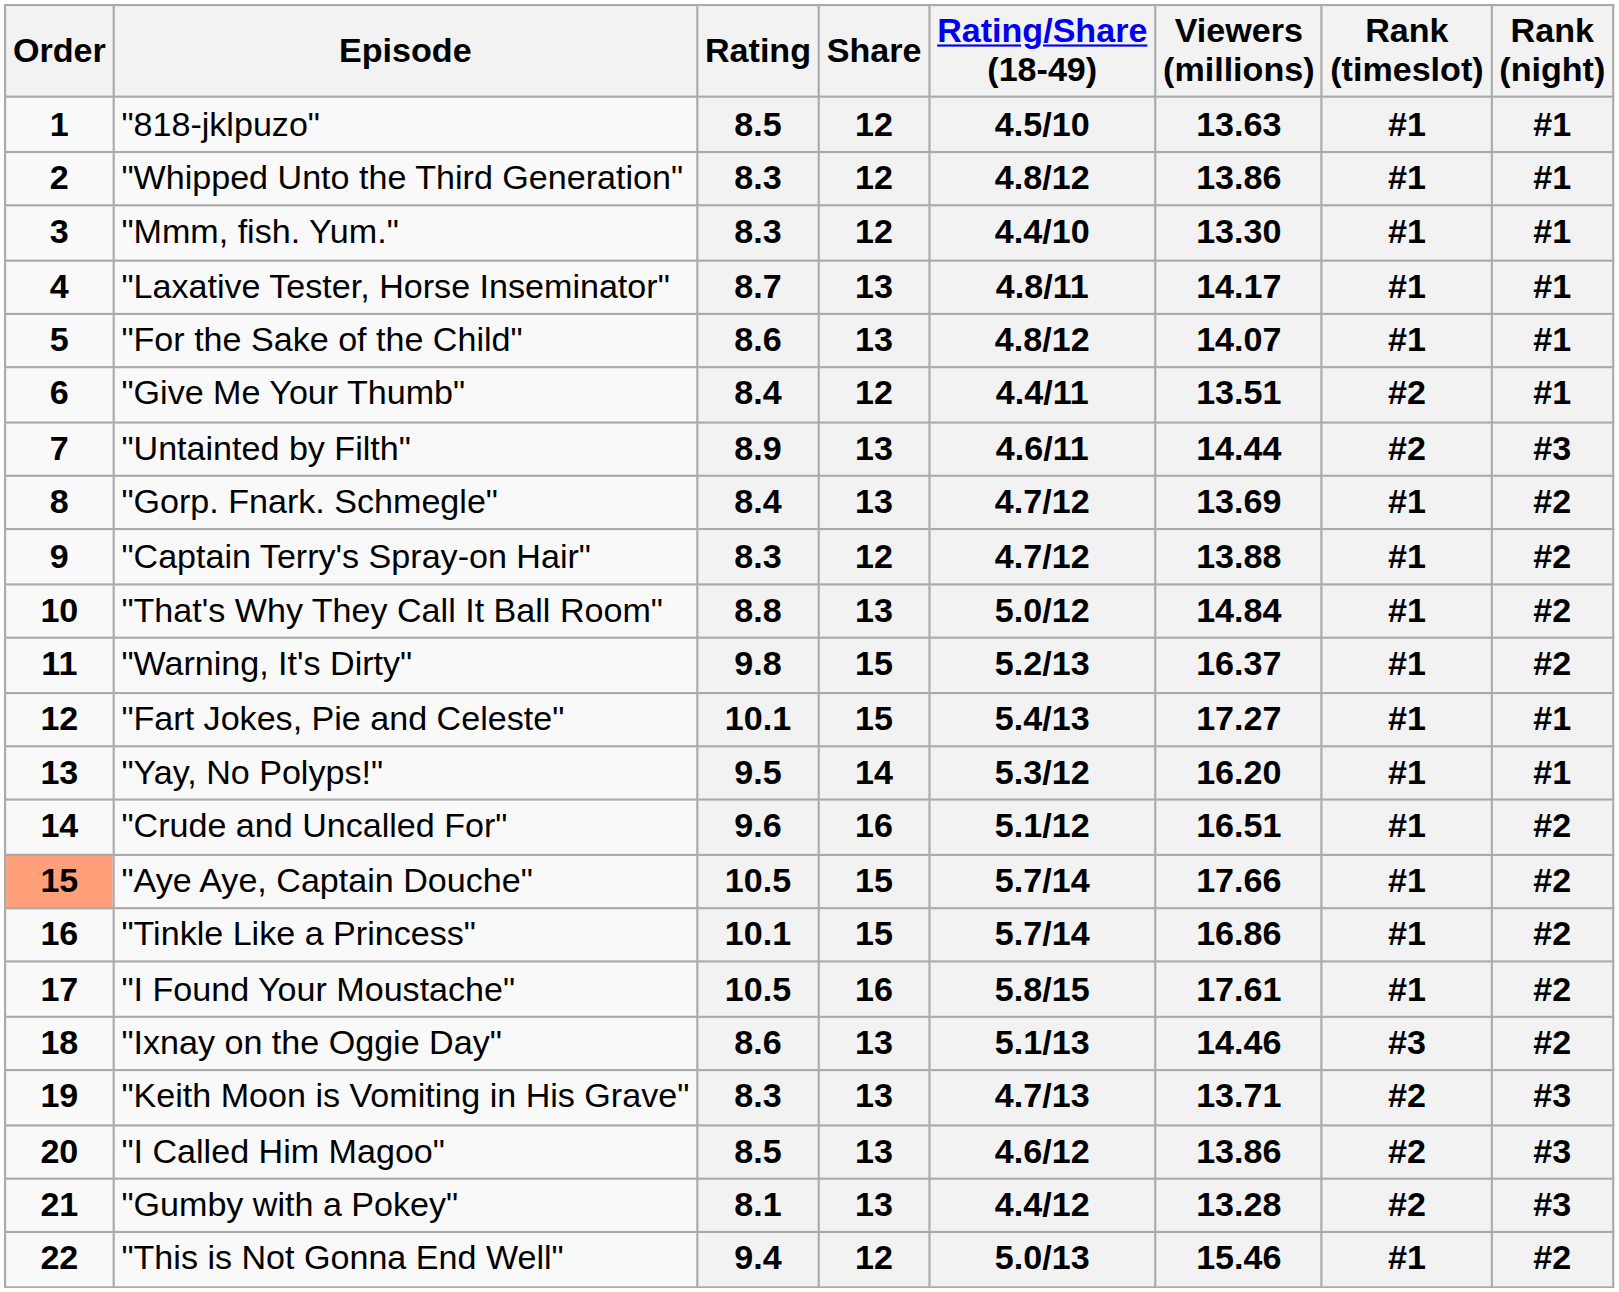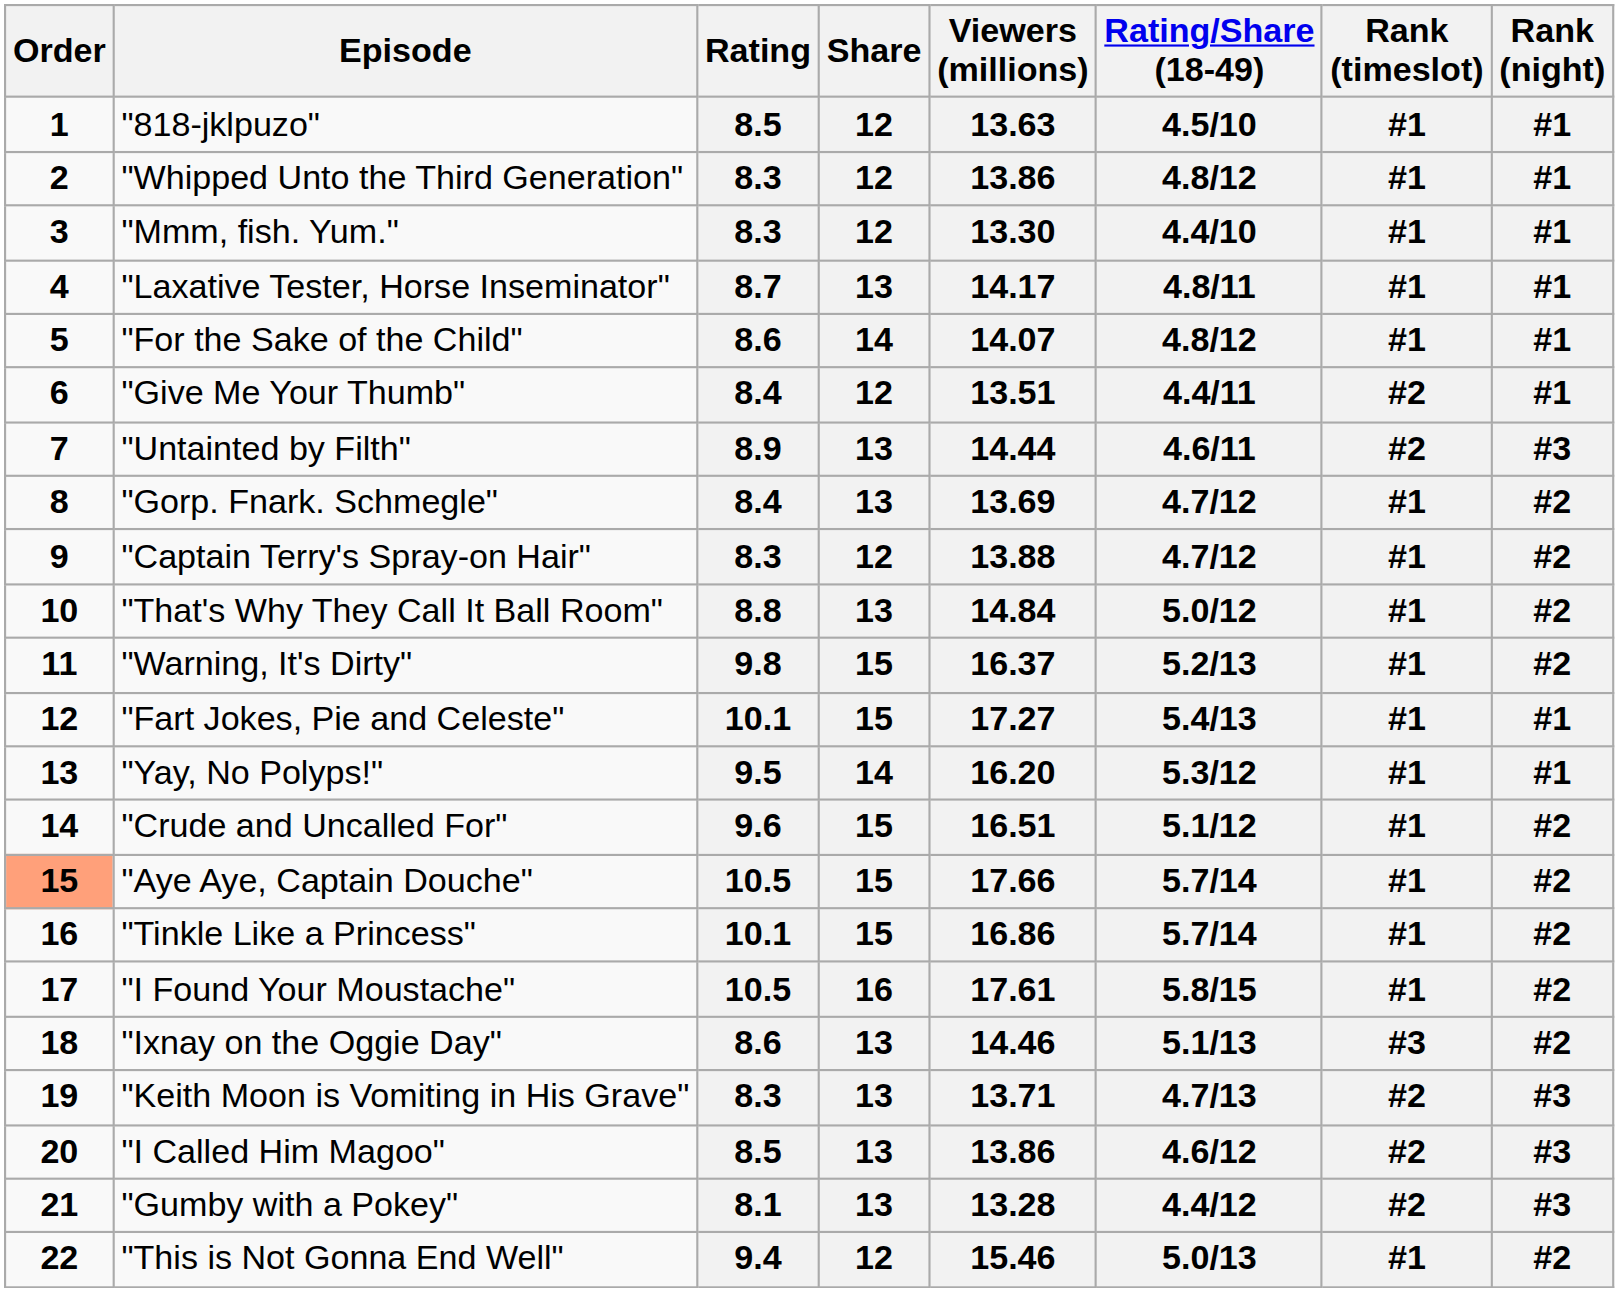columns swapped: (1042, 50) <-> (1239, 50)
(874, 340) 13 -> (874, 340) 14
(874, 826) 16 -> (874, 826) 15
